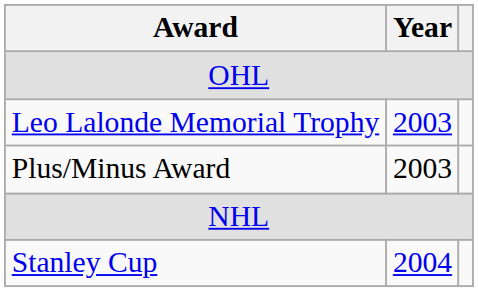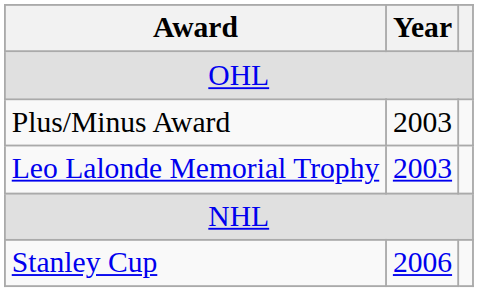rows swapped: (195, 121) <-> (121, 168)
(422, 262) 2004 -> (422, 262) 2006
